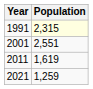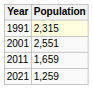(46, 60) 1,619 -> (46, 60) 1,659
